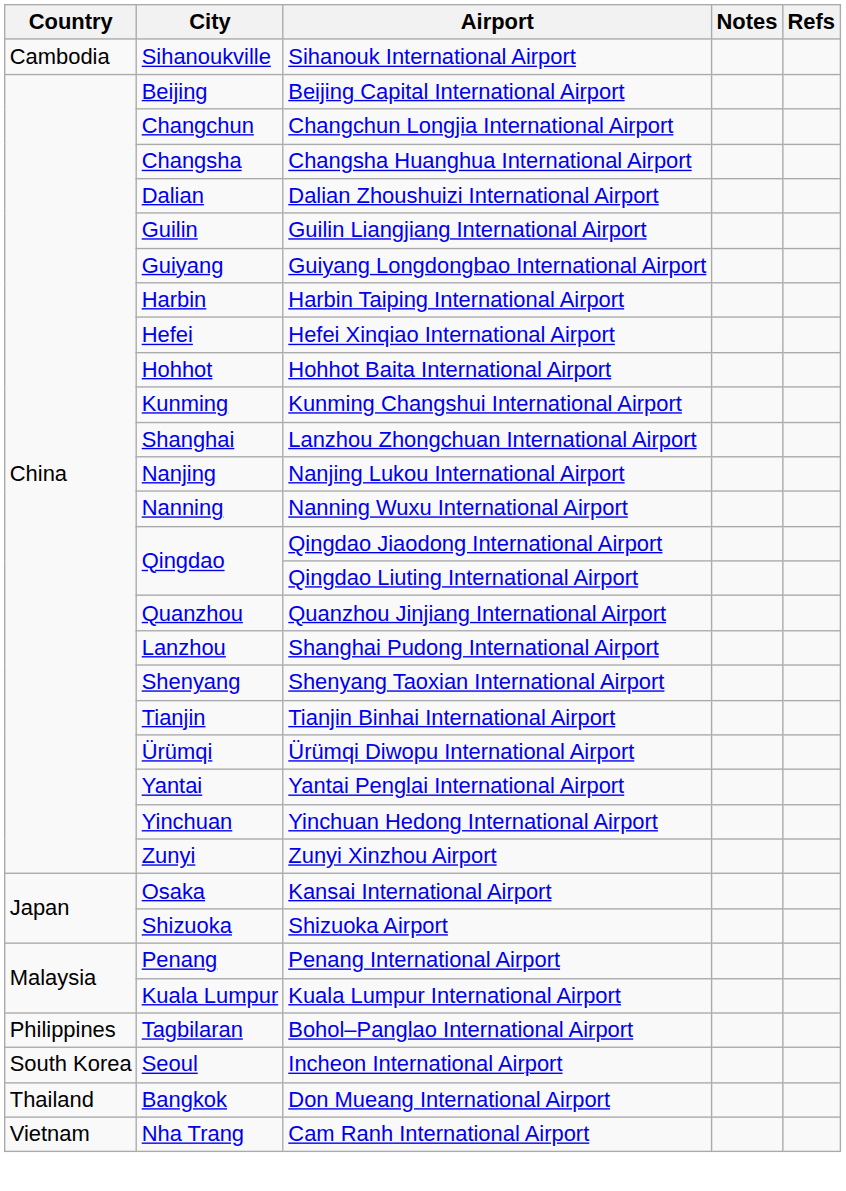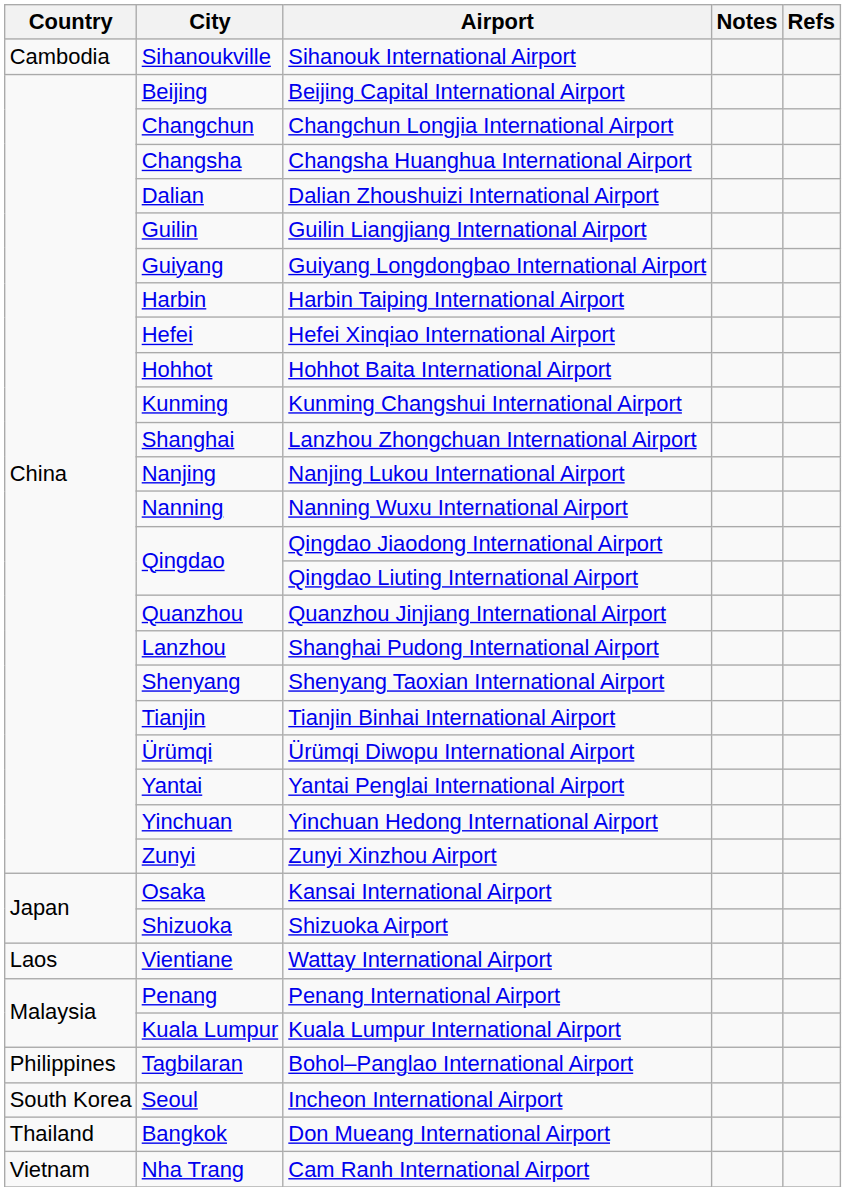+ row: (420, 960)
